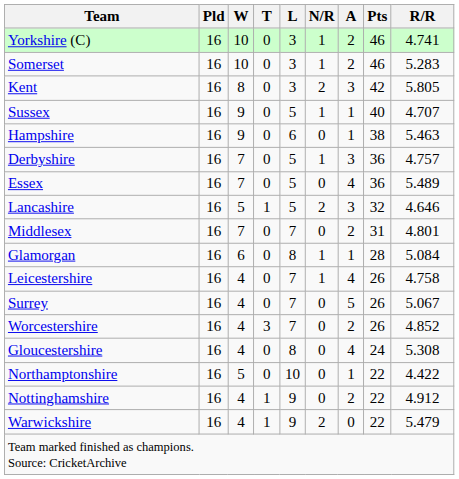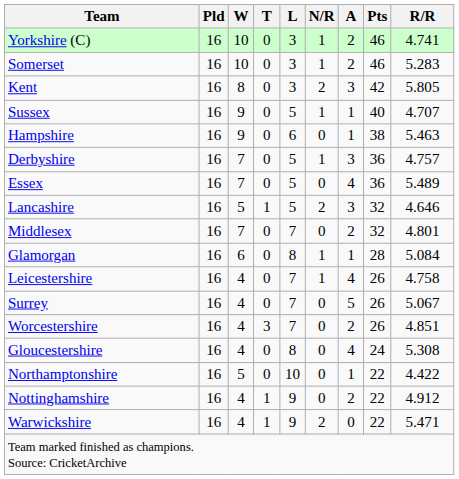(377, 231) 31 -> (377, 231) 32
(422, 326) 4.852 -> (422, 326) 4.851
(422, 421) 5.479 -> (422, 421) 5.471
